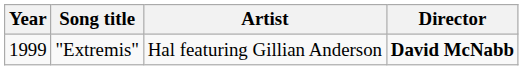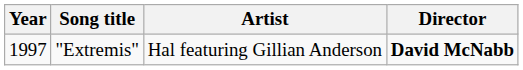(28, 49) 1999 -> (28, 49) 1997
